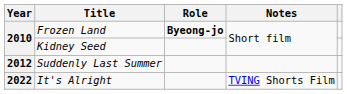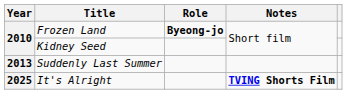(19, 64) 2012 -> (19, 64) 2013
(19, 81) 2022 -> (19, 81) 2025
(282, 81) normal -> (282, 81) bold
